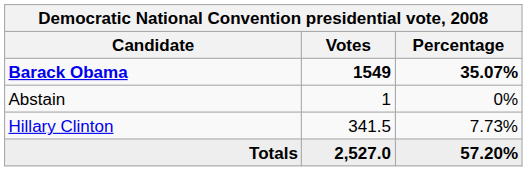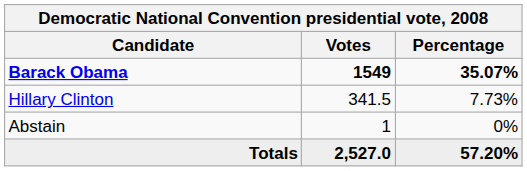rows swapped: (61, 126) <-> (37, 99)
